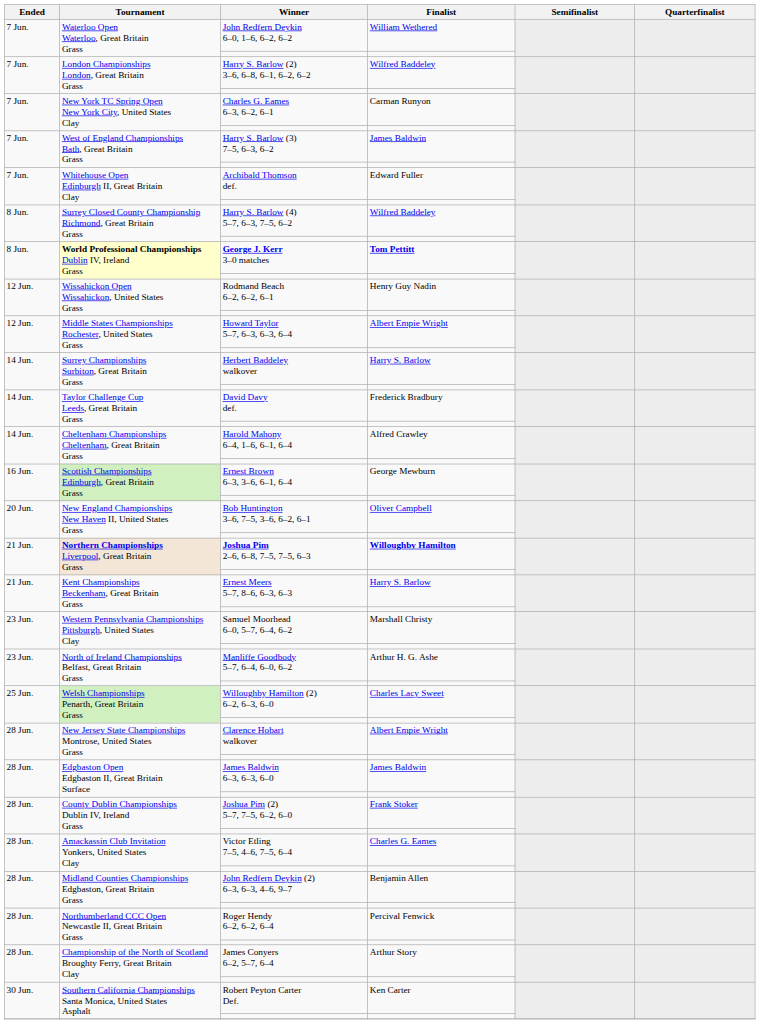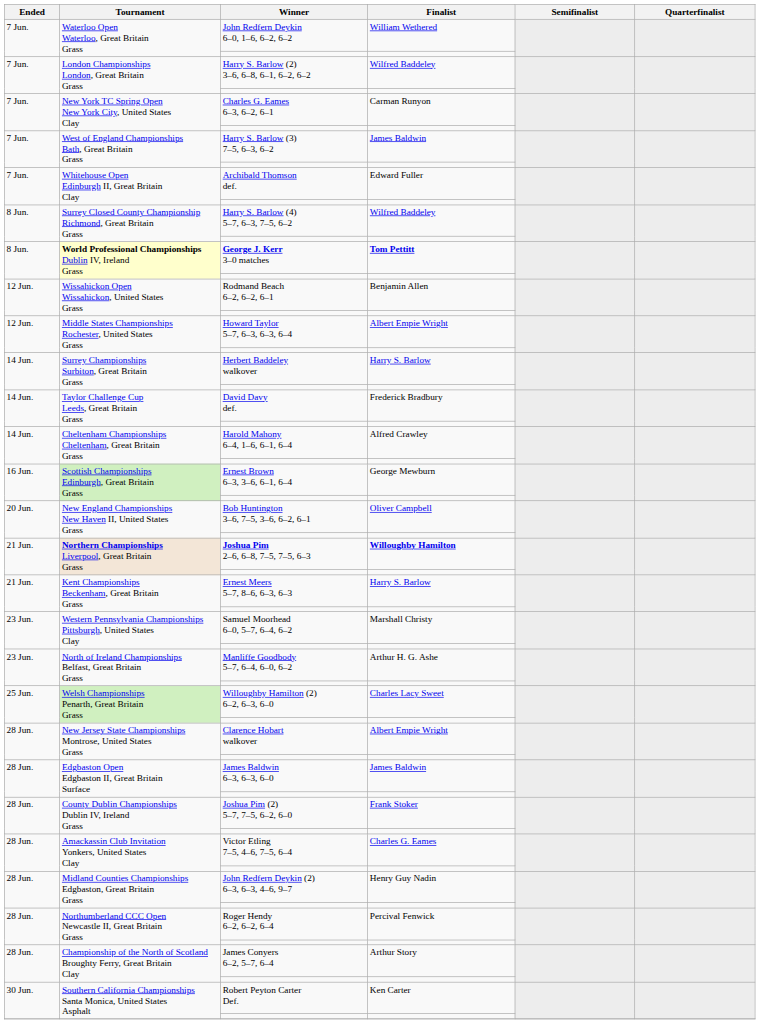(403, 286) Henry Guy Nadin -> (399, 286) Benjamin Allen
(399, 878) Benjamin Allen -> (403, 878) Henry Guy Nadin
